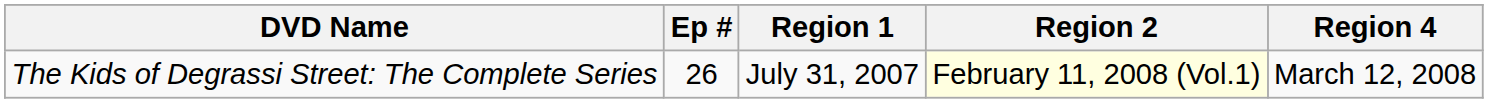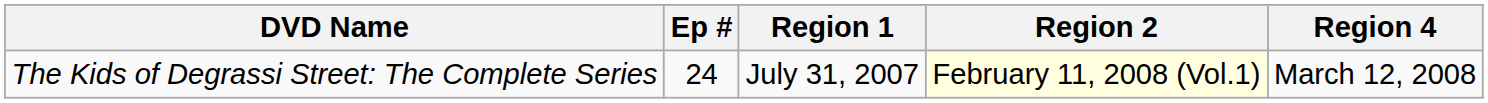(702, 73) 26 -> (702, 73) 24
